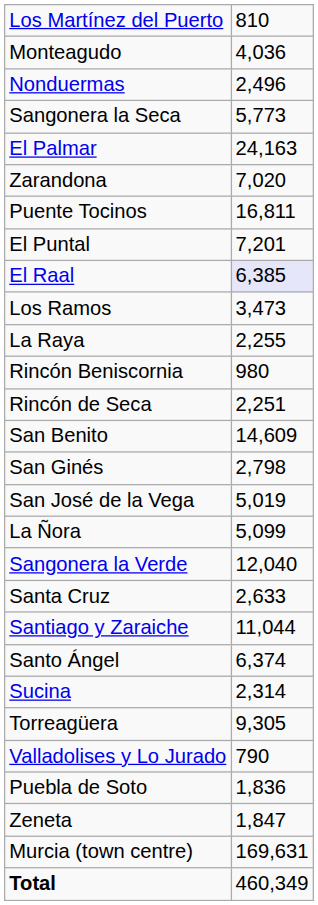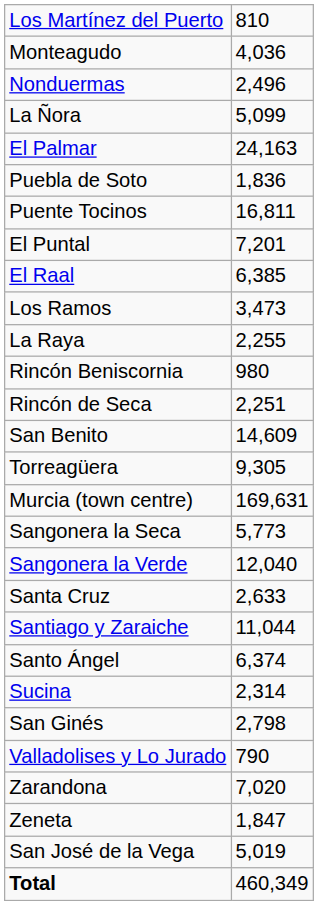rows swapped: (45, 532) <-> (95, 116)
rows swapped: (78, 787) <-> (58, 180)
(261, 276) lavender background -> (261, 276) no background
rows swapped: (56, 468) <-> (64, 723)
rows swapped: (102, 500) <-> (101, 851)
